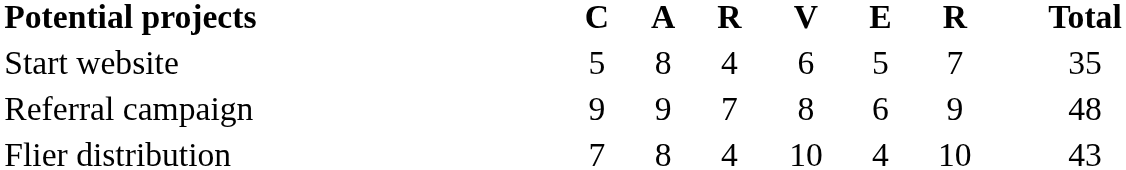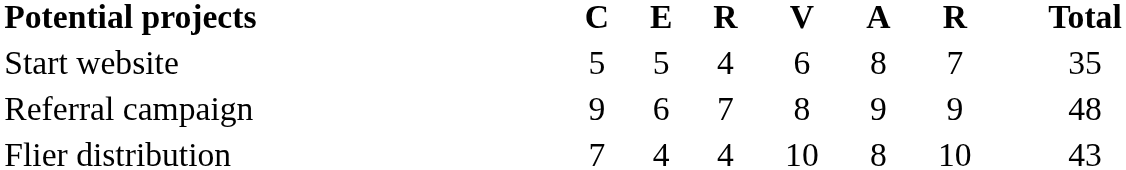columns swapped: (663, 16) <-> (880, 16)
